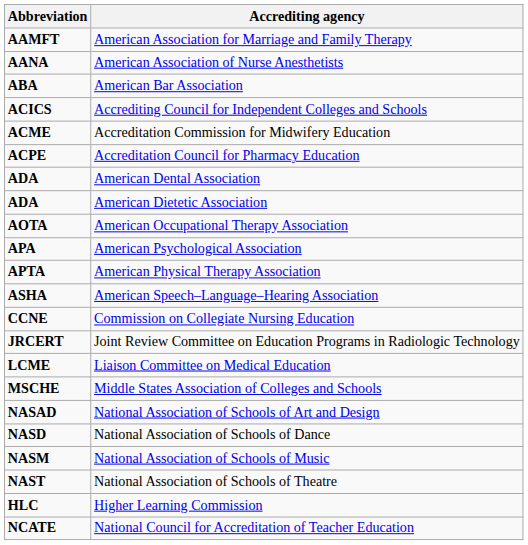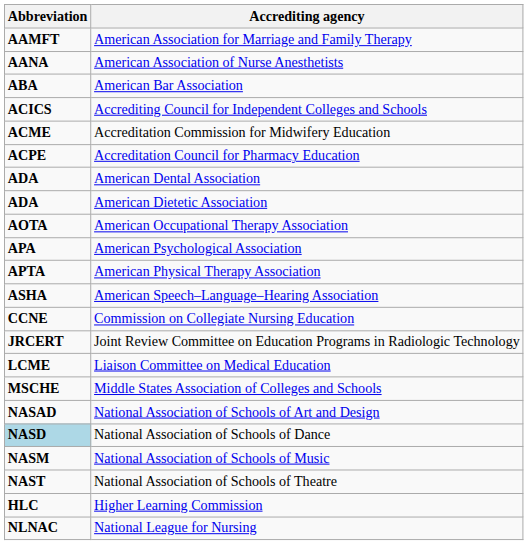(27, 435) no background -> (27, 435) lightblue background
- row: (254, 528)
+ row: (175, 528)
